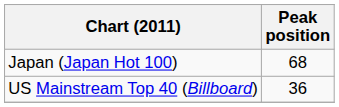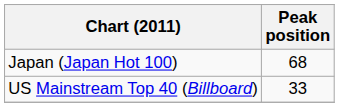(298, 89) 36 -> (298, 89) 33
